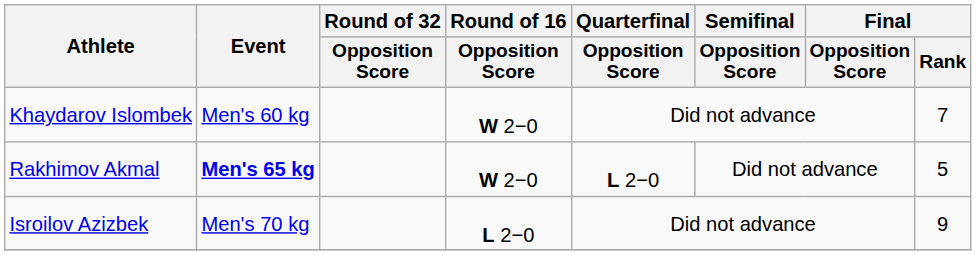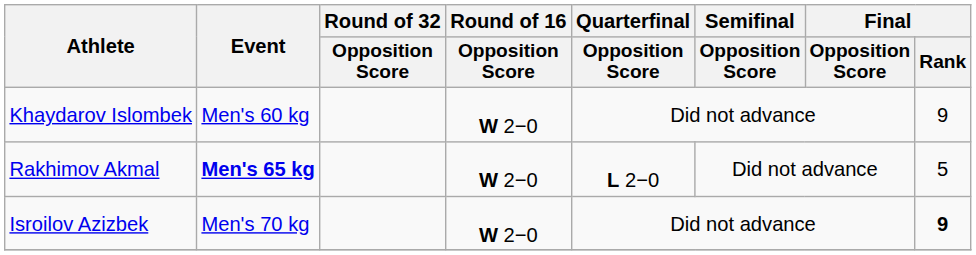(943, 115) 7 -> (943, 115) 9
(508, 235) L 2−0 -> (508, 235) W 2−0
(943, 224) normal -> (943, 224) bold
